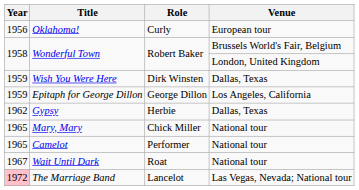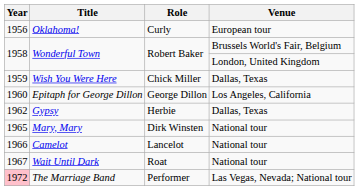(175, 78) Dirk Winsten -> (174, 78) Chick Miller
(17, 95) 1959 -> (17, 95) 1960
(174, 128) Chick Miller -> (175, 128) Dirk Winsten
(17, 144) 1965 -> (17, 144) 1966
(168, 144) Performer -> (166, 144) Lancelot
(166, 177) Lancelot -> (168, 177) Performer
